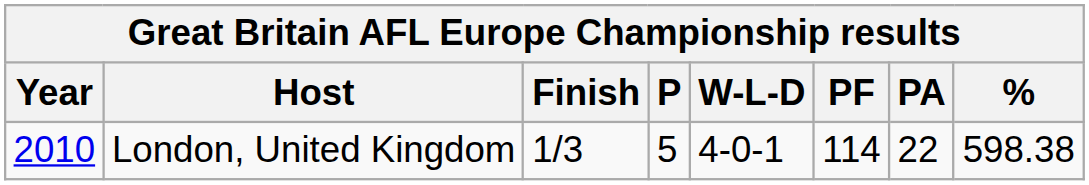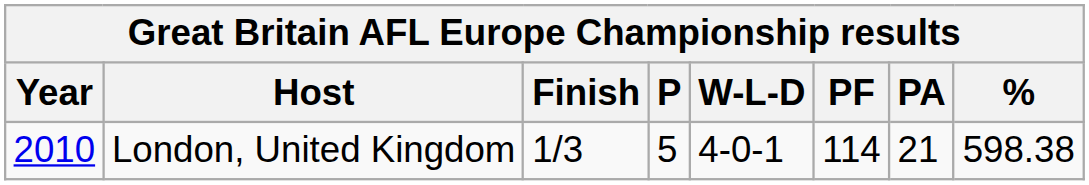(918, 149) 22 -> (918, 149) 21
